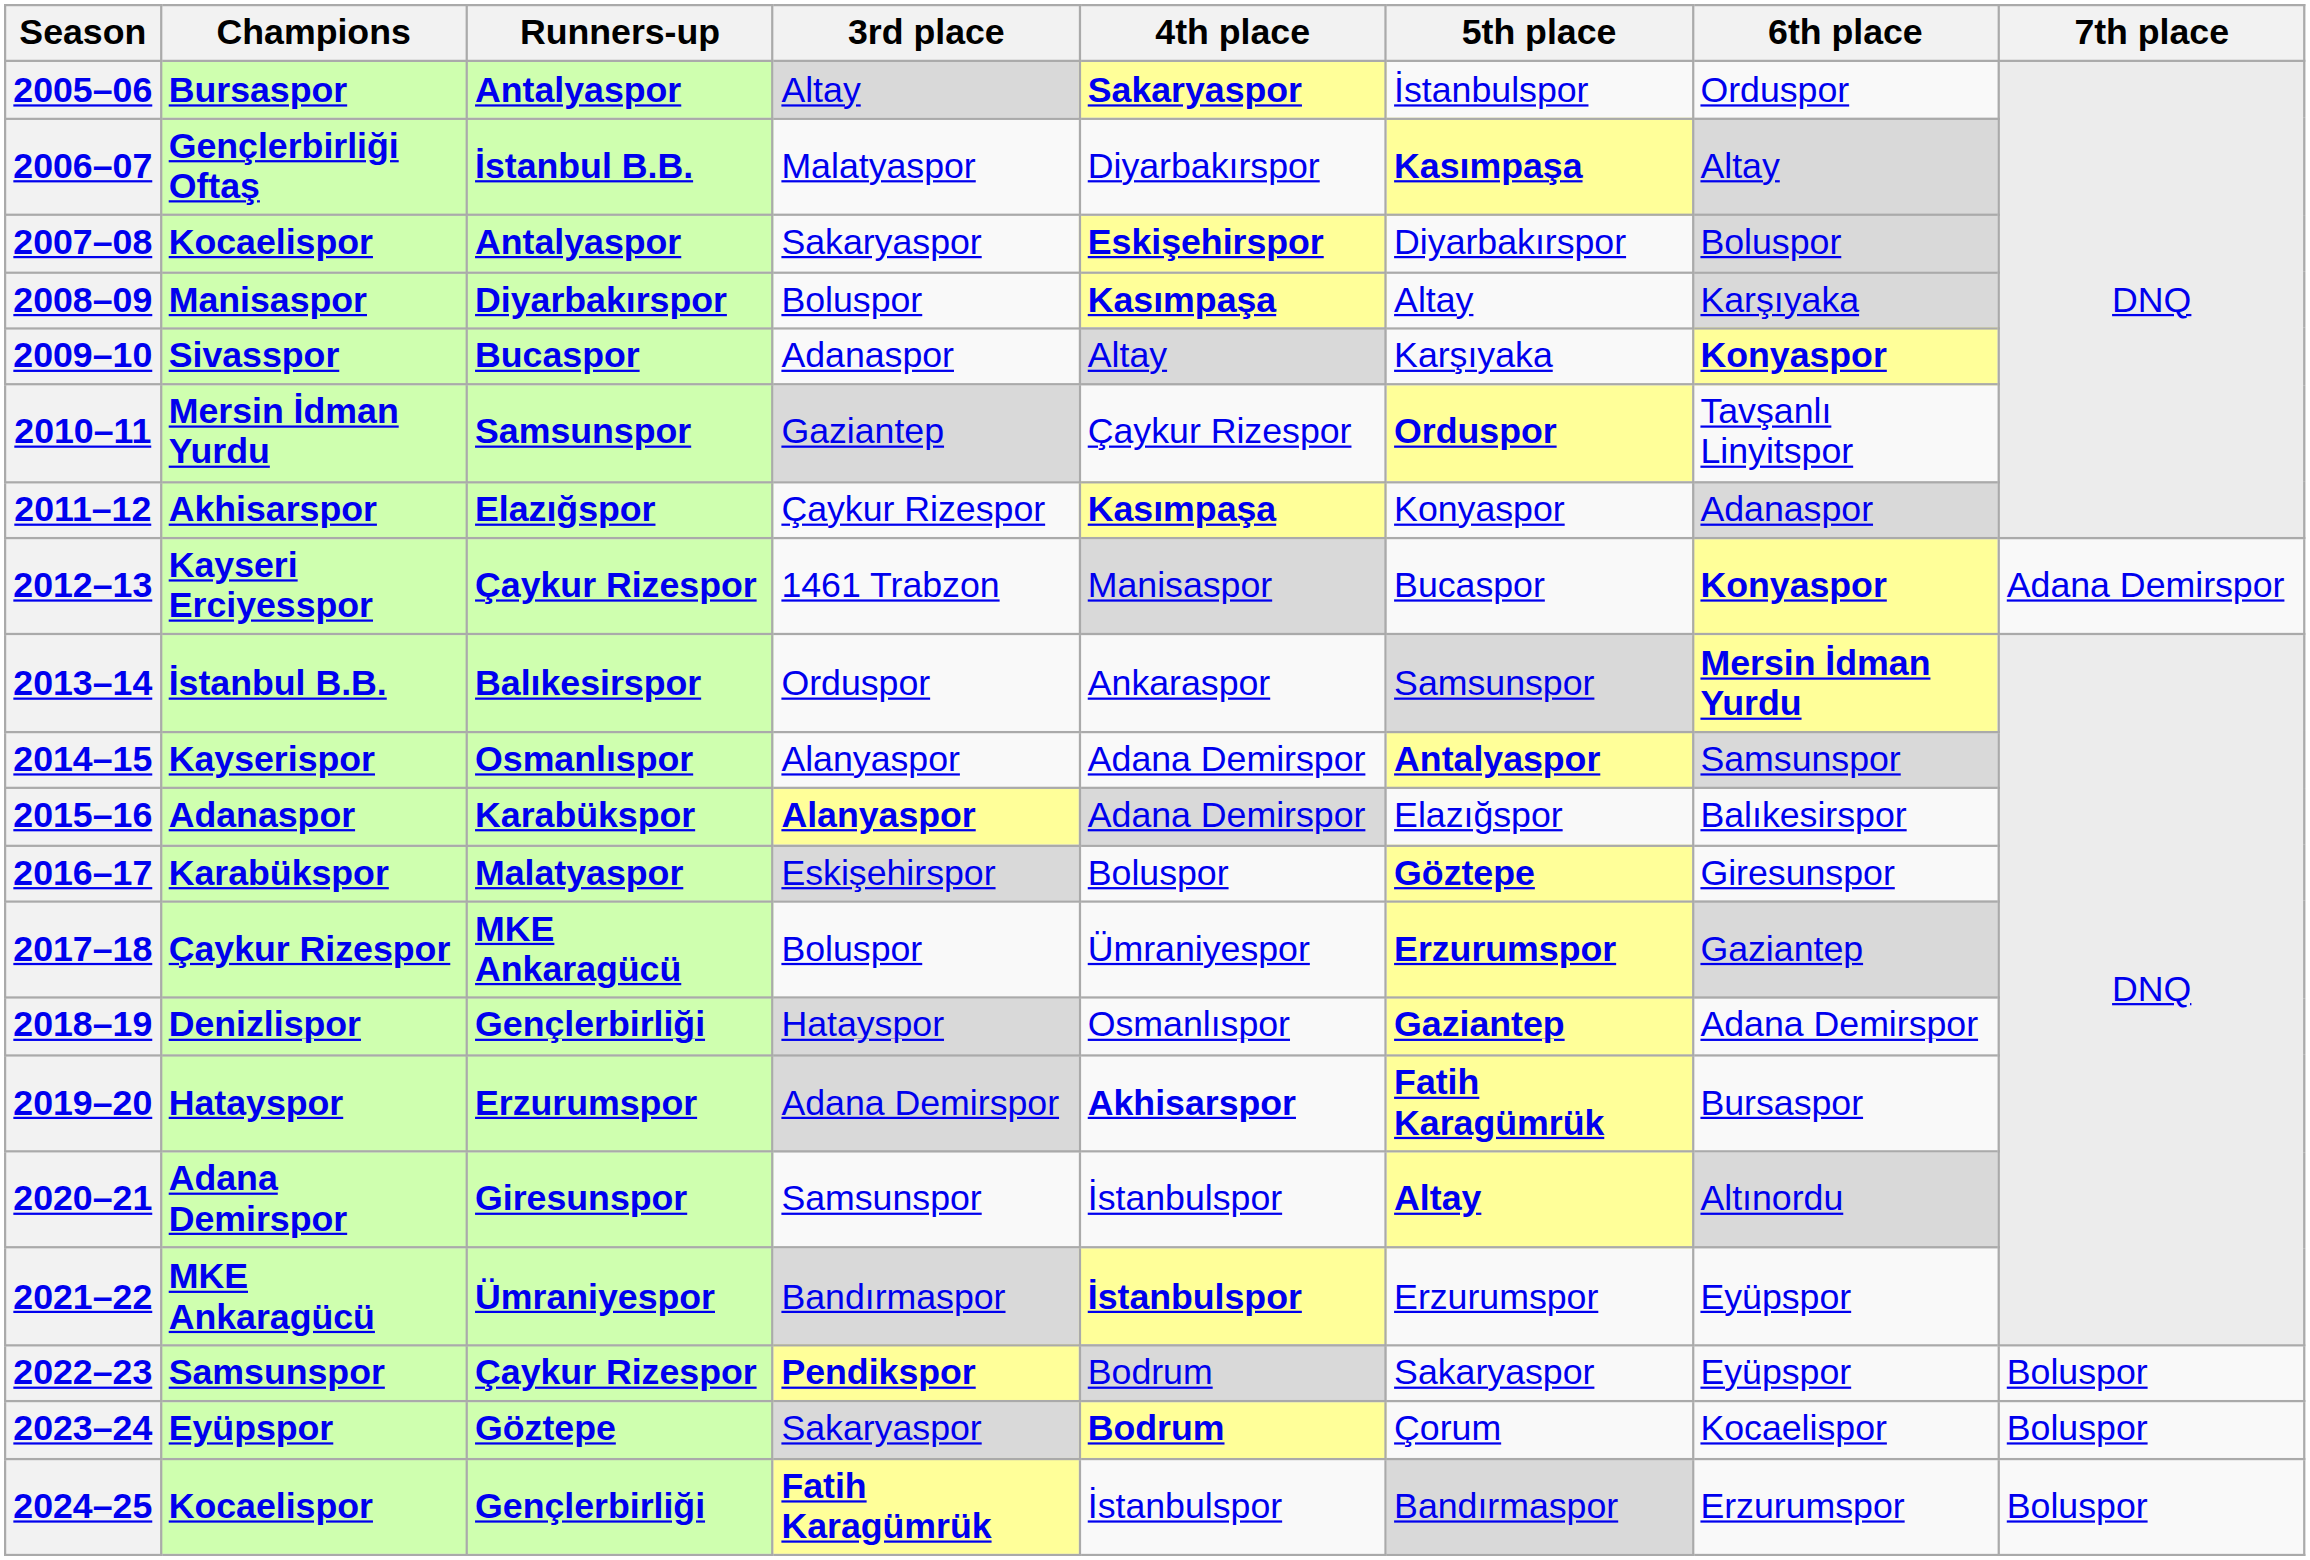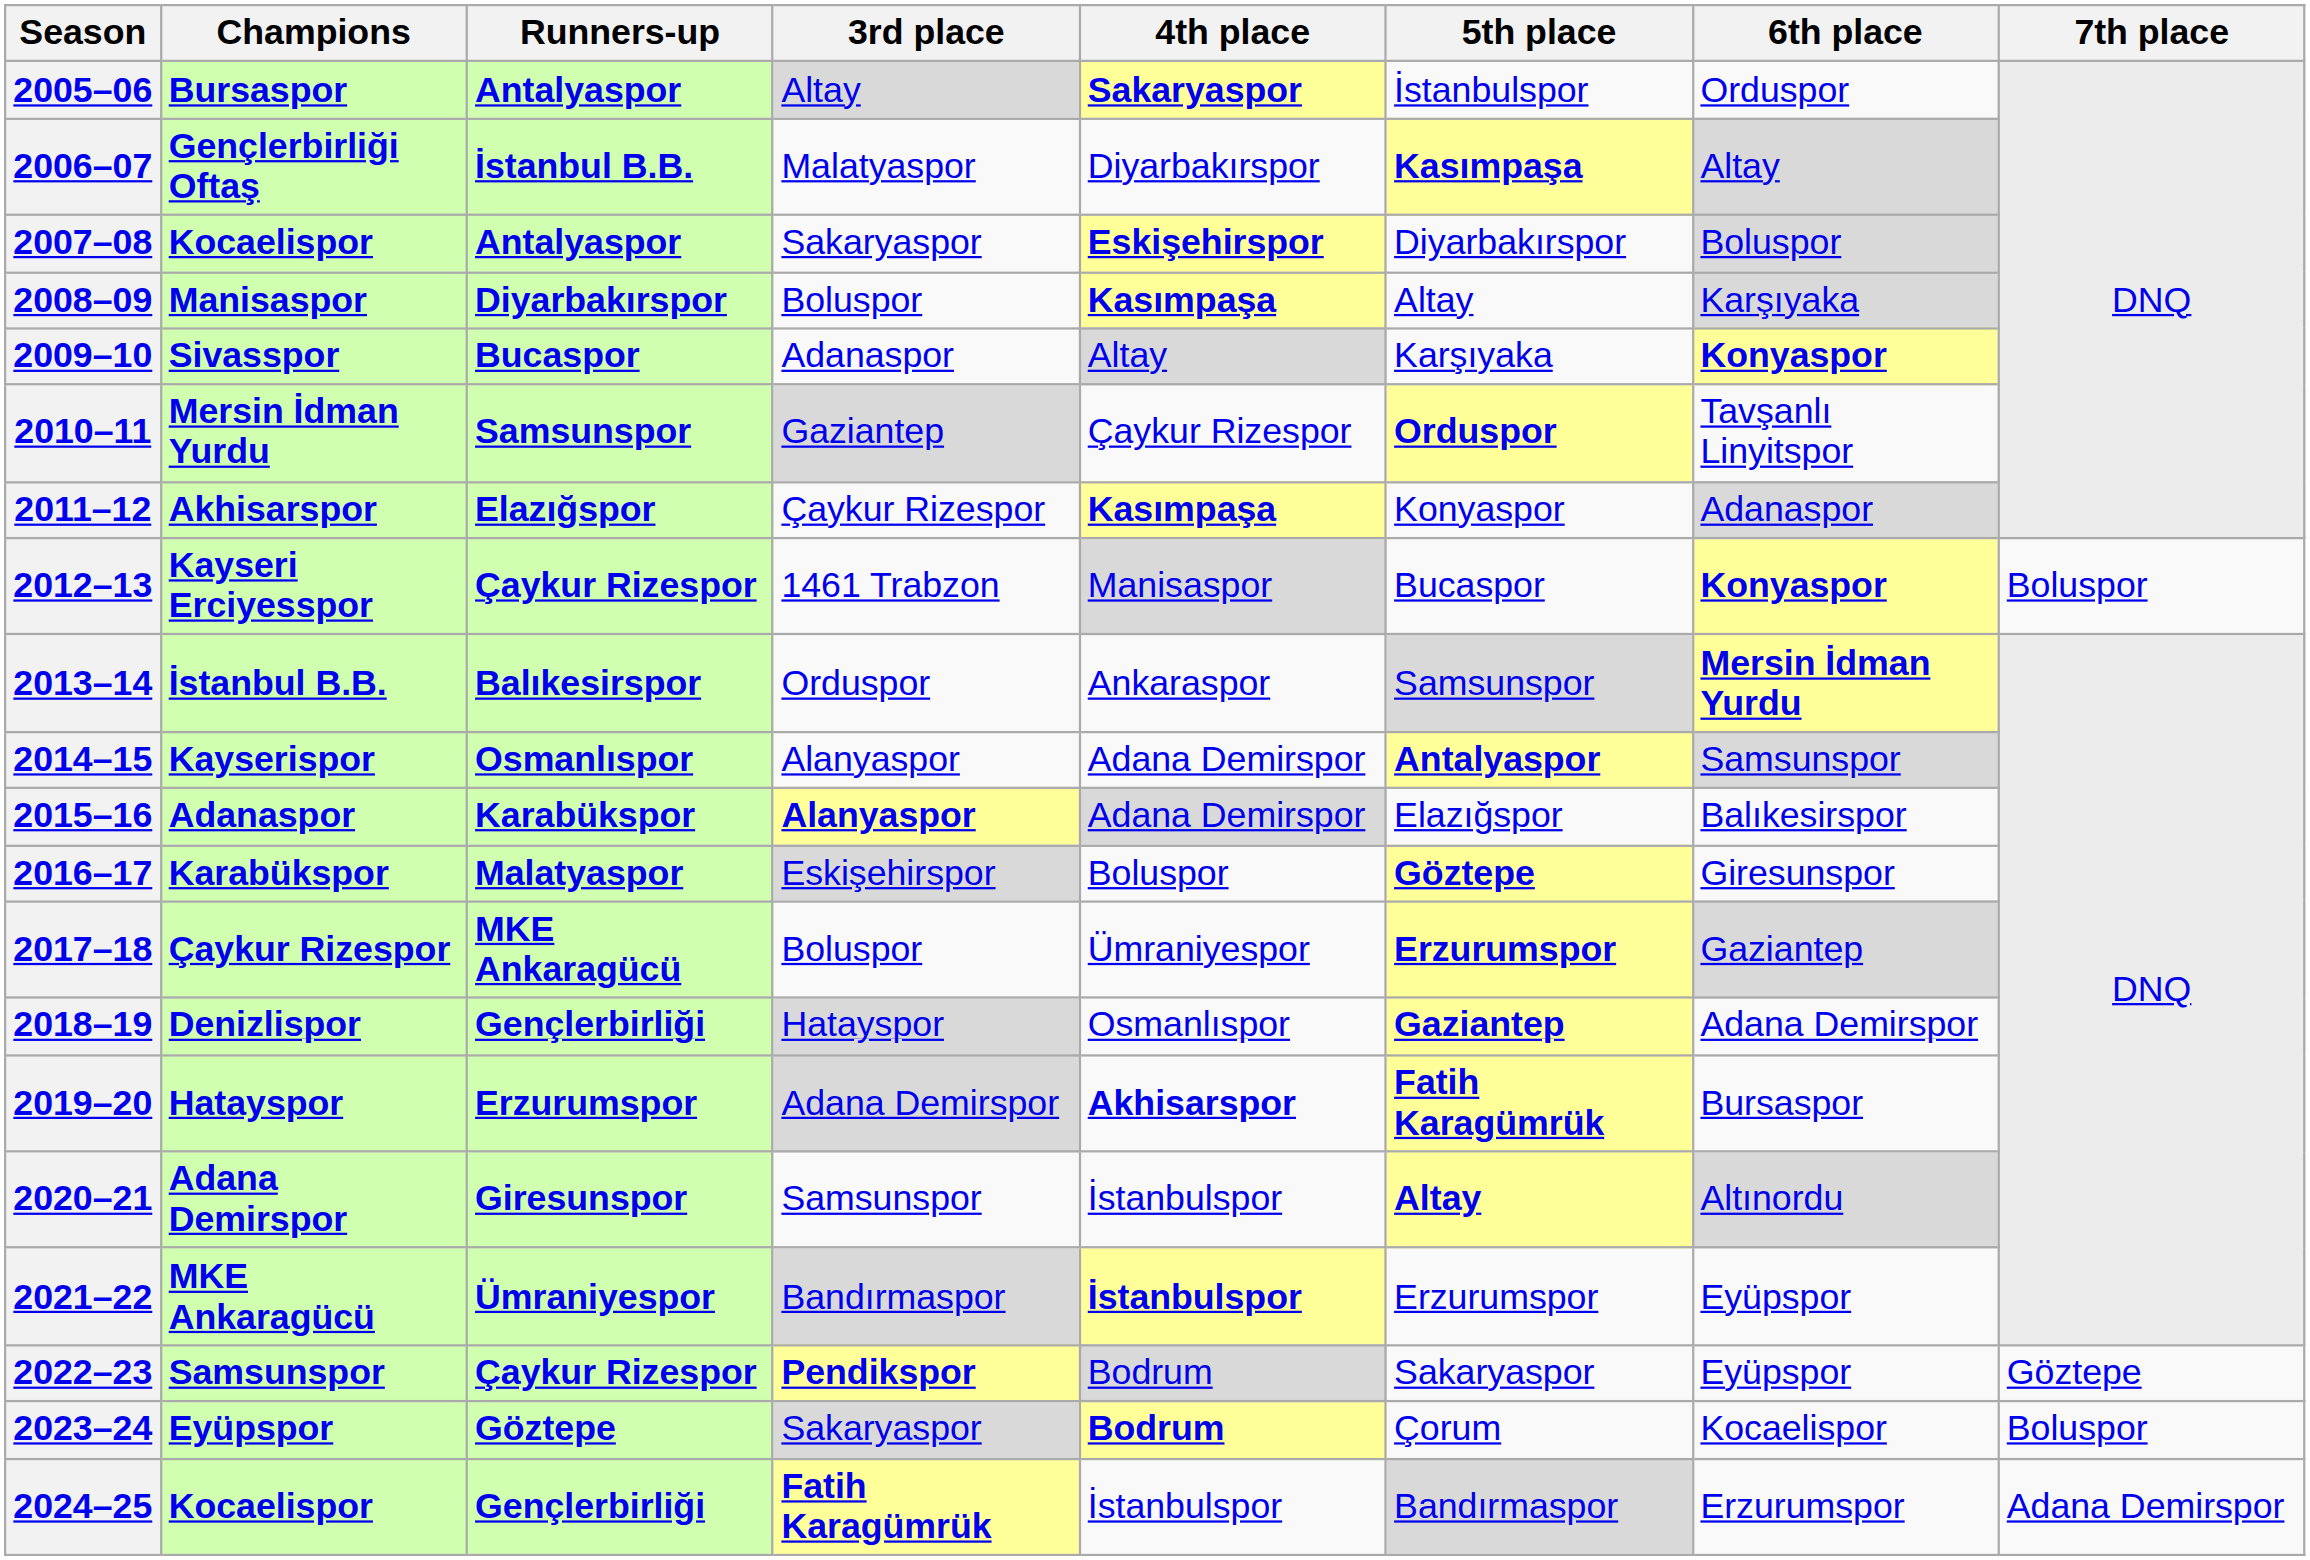(2146, 585) Adana Demirspor -> (2077, 585) Boluspor
(2077, 1372) Boluspor -> (2074, 1372) Göztepe
(2077, 1505) Boluspor -> (2146, 1505) Adana Demirspor
